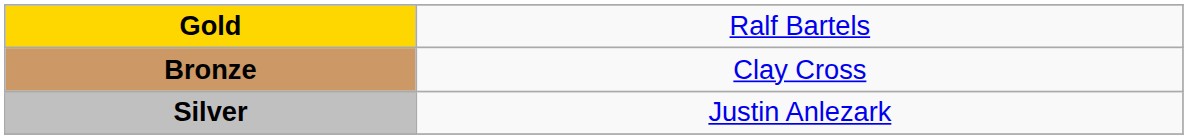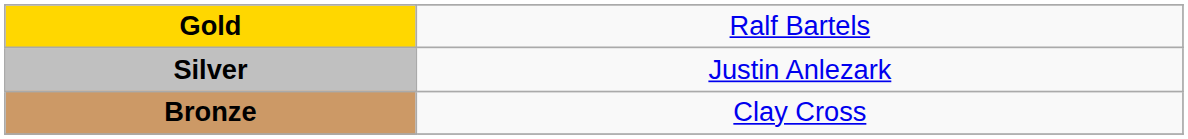rows swapped: (210, 112) <-> (210, 69)
